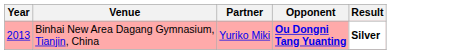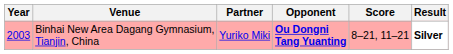+ column: (380, 13)
(19, 36) 2013 -> (19, 36) 2003
